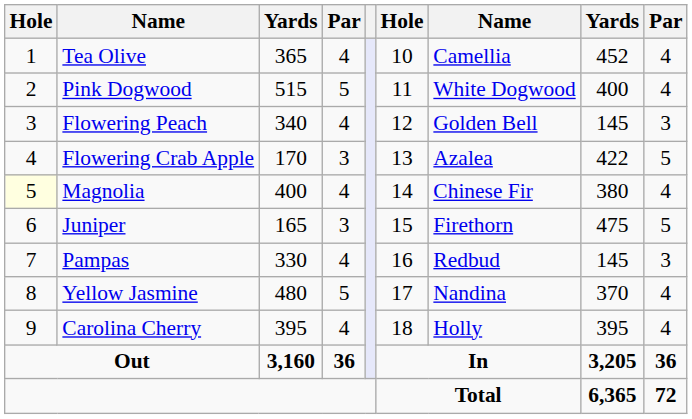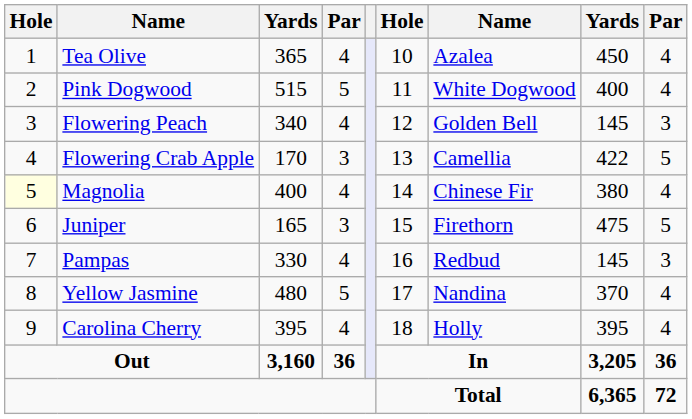(472, 55) Camellia -> (463, 55) Azalea
(612, 55) 452 -> (612, 55) 450
(463, 157) Azalea -> (472, 157) Camellia
